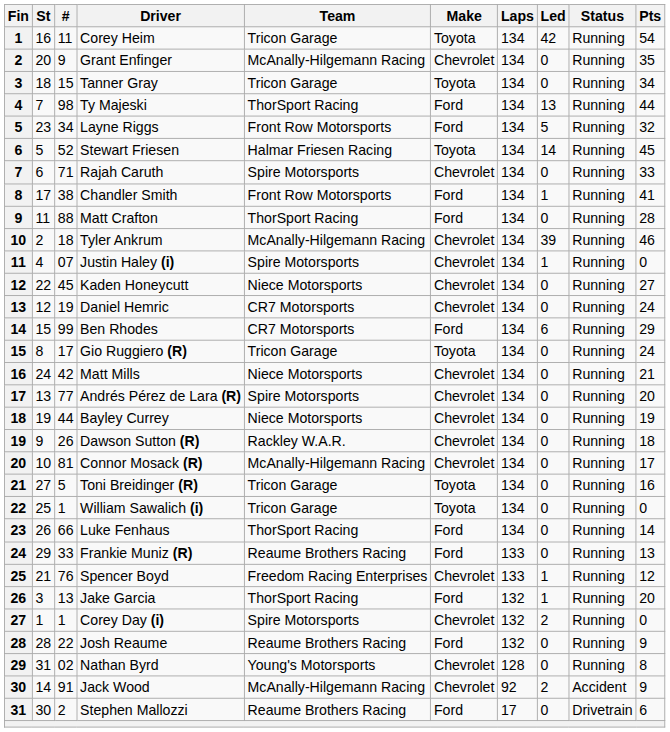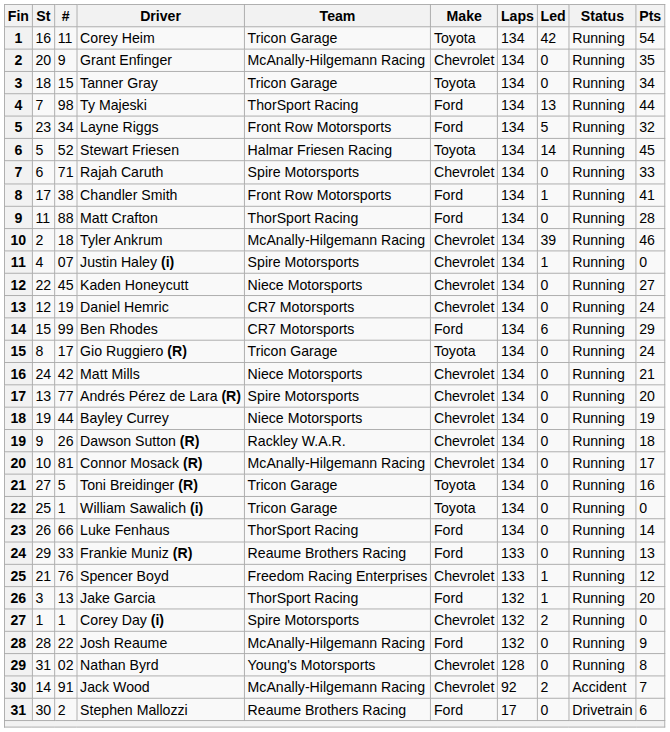(327, 642) Reaume Brothers Racing -> (336, 642) McAnally-Hilgemann Racing
(643, 687) 9 -> (643, 687) 7
